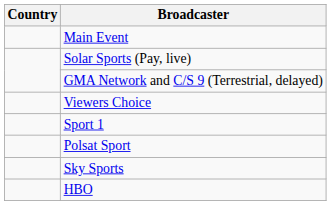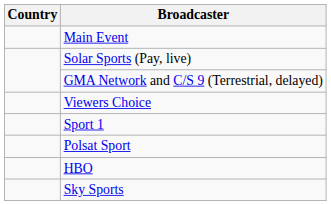rows swapped: (94, 168) <-> (78, 189)
